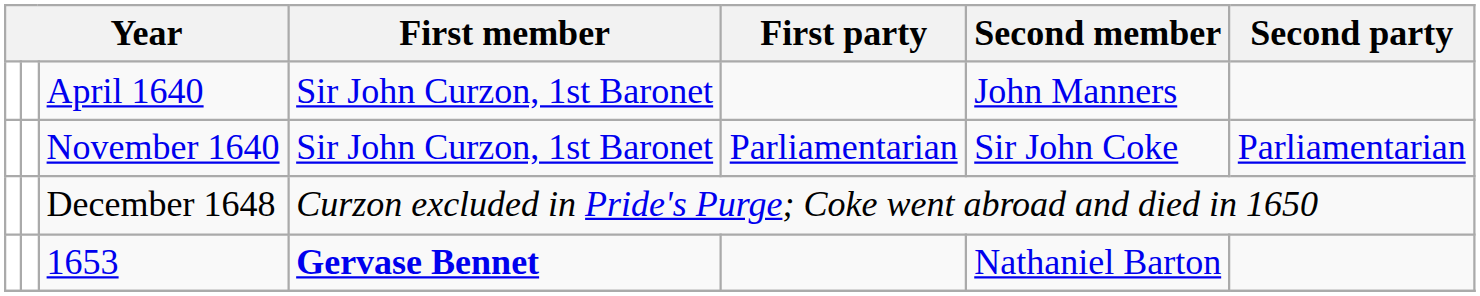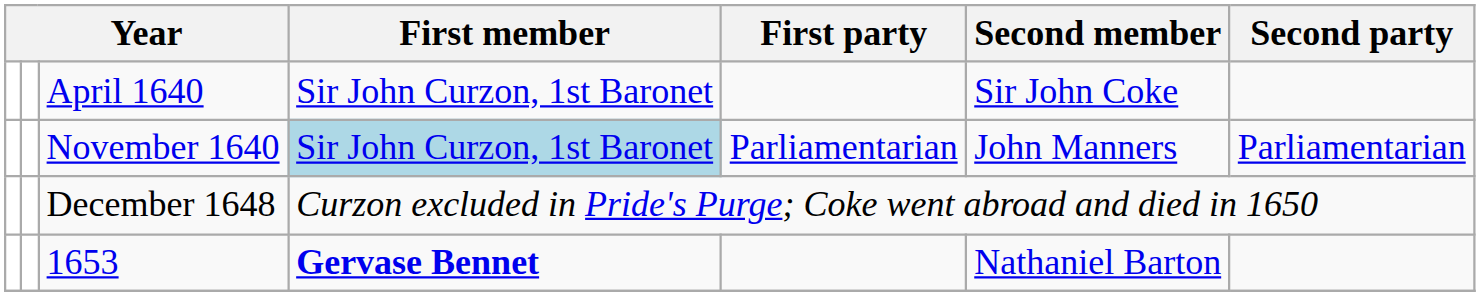(1076, 90) John Manners -> (1076, 90) Sir John Coke
(505, 147) no background -> (505, 147) lightblue background
(1076, 147) Sir John Coke -> (1076, 147) John Manners
